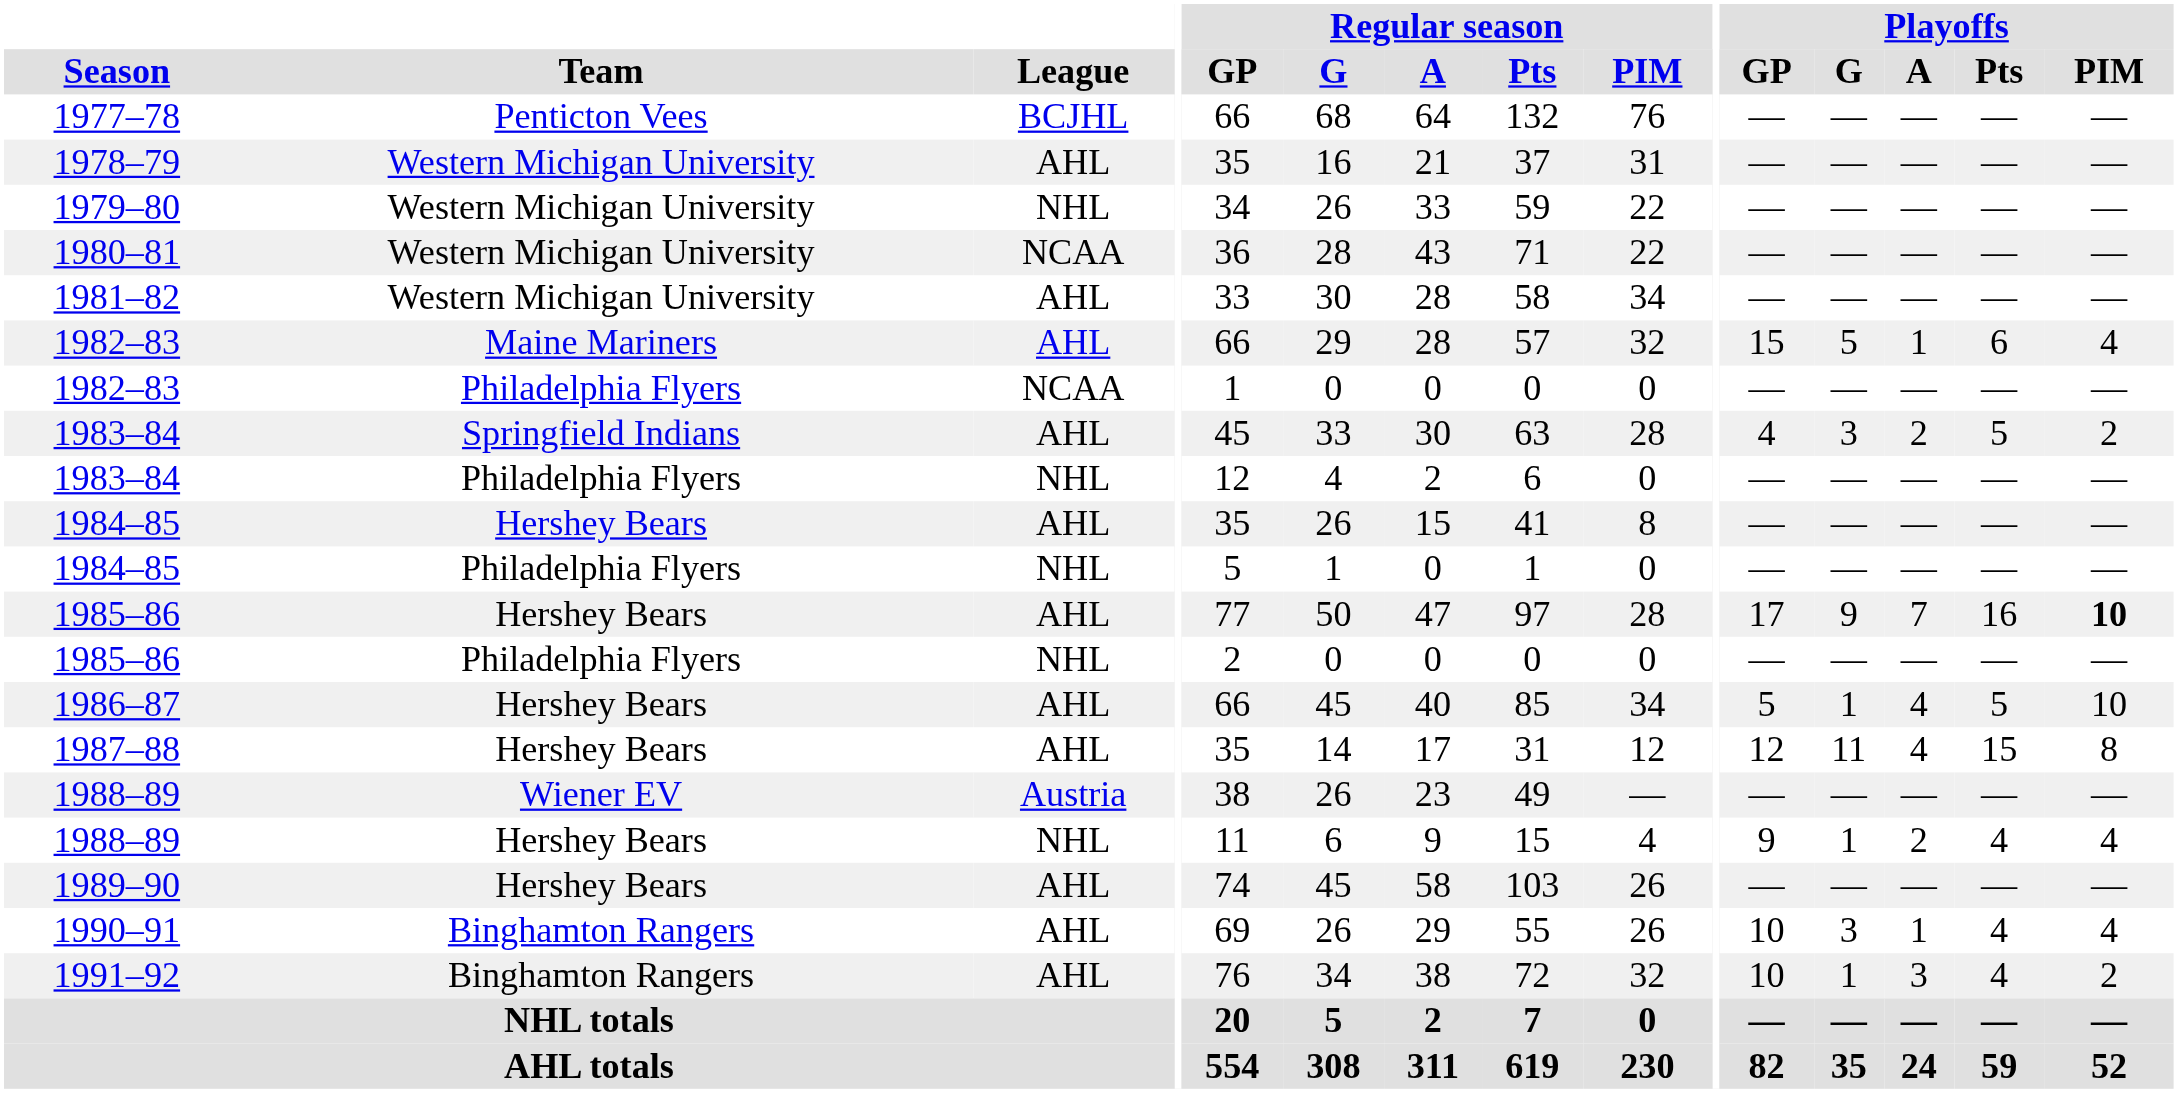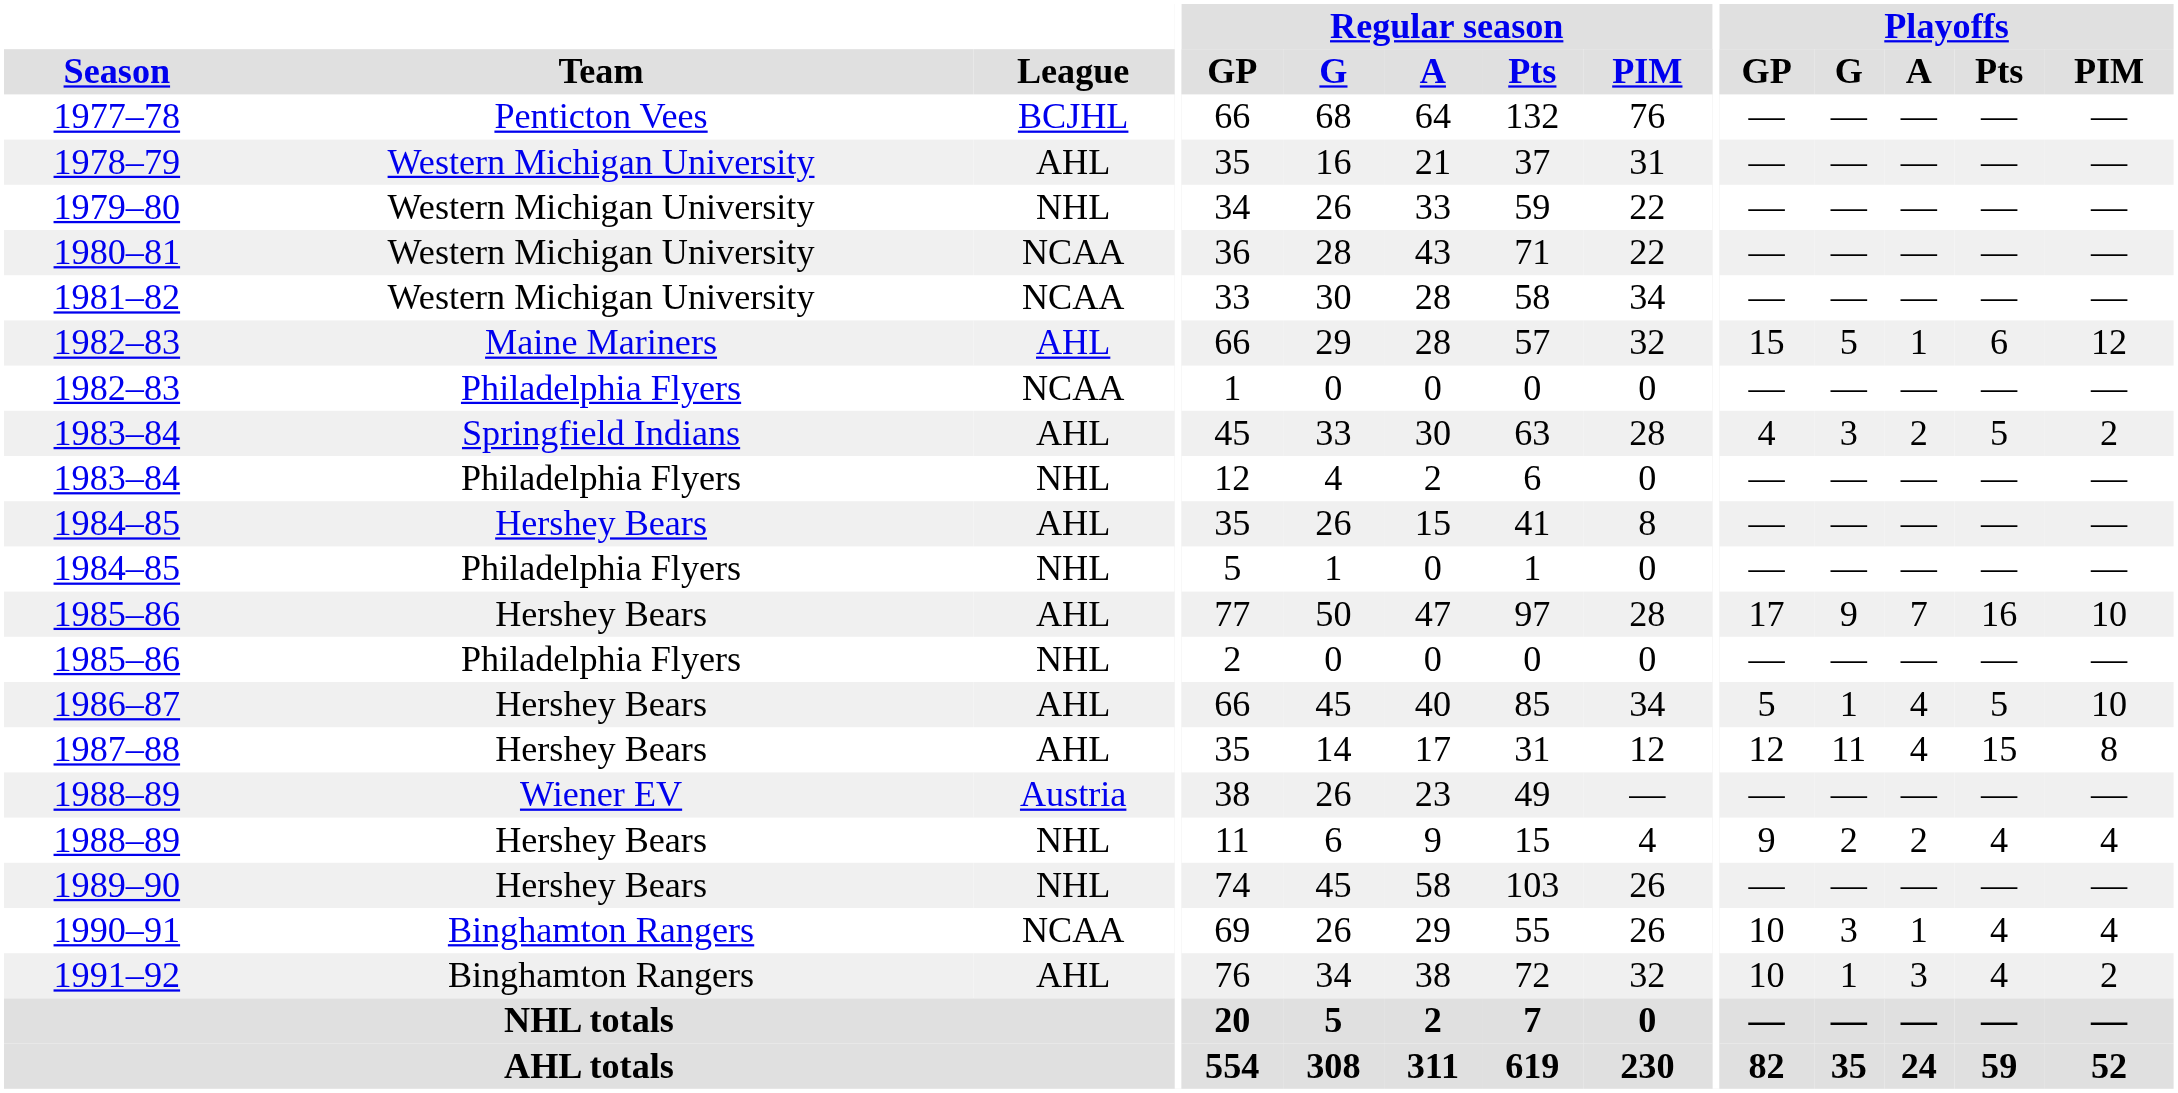(1073, 297) AHL -> (1073, 297) NCAA
(2109, 342) 4 -> (2109, 342) 12
(2109, 613) bold -> (2109, 613) normal
(1849, 839) 1 -> (1849, 839) 2
(1073, 884) AHL -> (1073, 884) NHL
(1073, 929) AHL -> (1073, 929) NCAA
